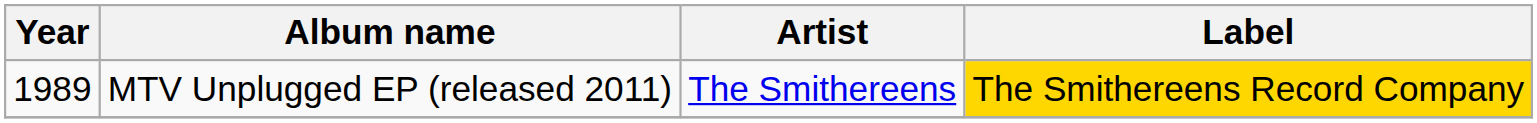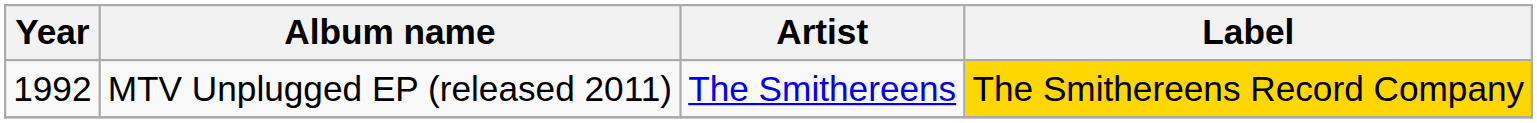(52, 88) 1989 -> (52, 88) 1992
